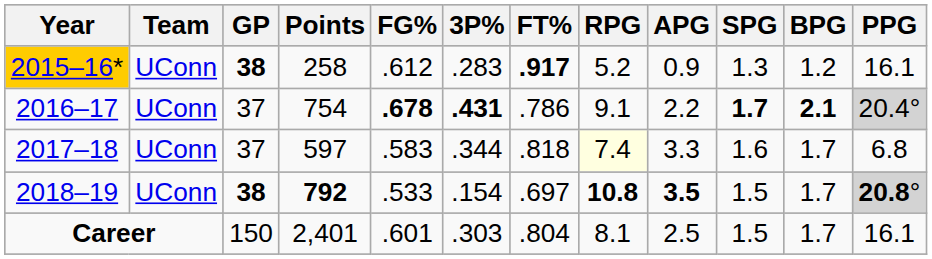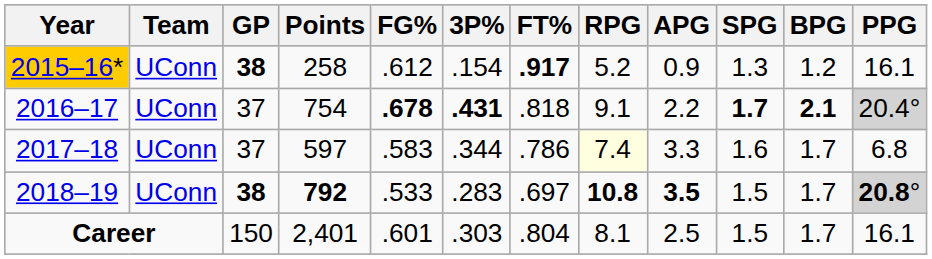(477, 66) .283 -> (477, 66) .154
(544, 108) .786 -> (544, 108) .818
(544, 150) .818 -> (544, 150) .786
(477, 191) .154 -> (477, 191) .283
